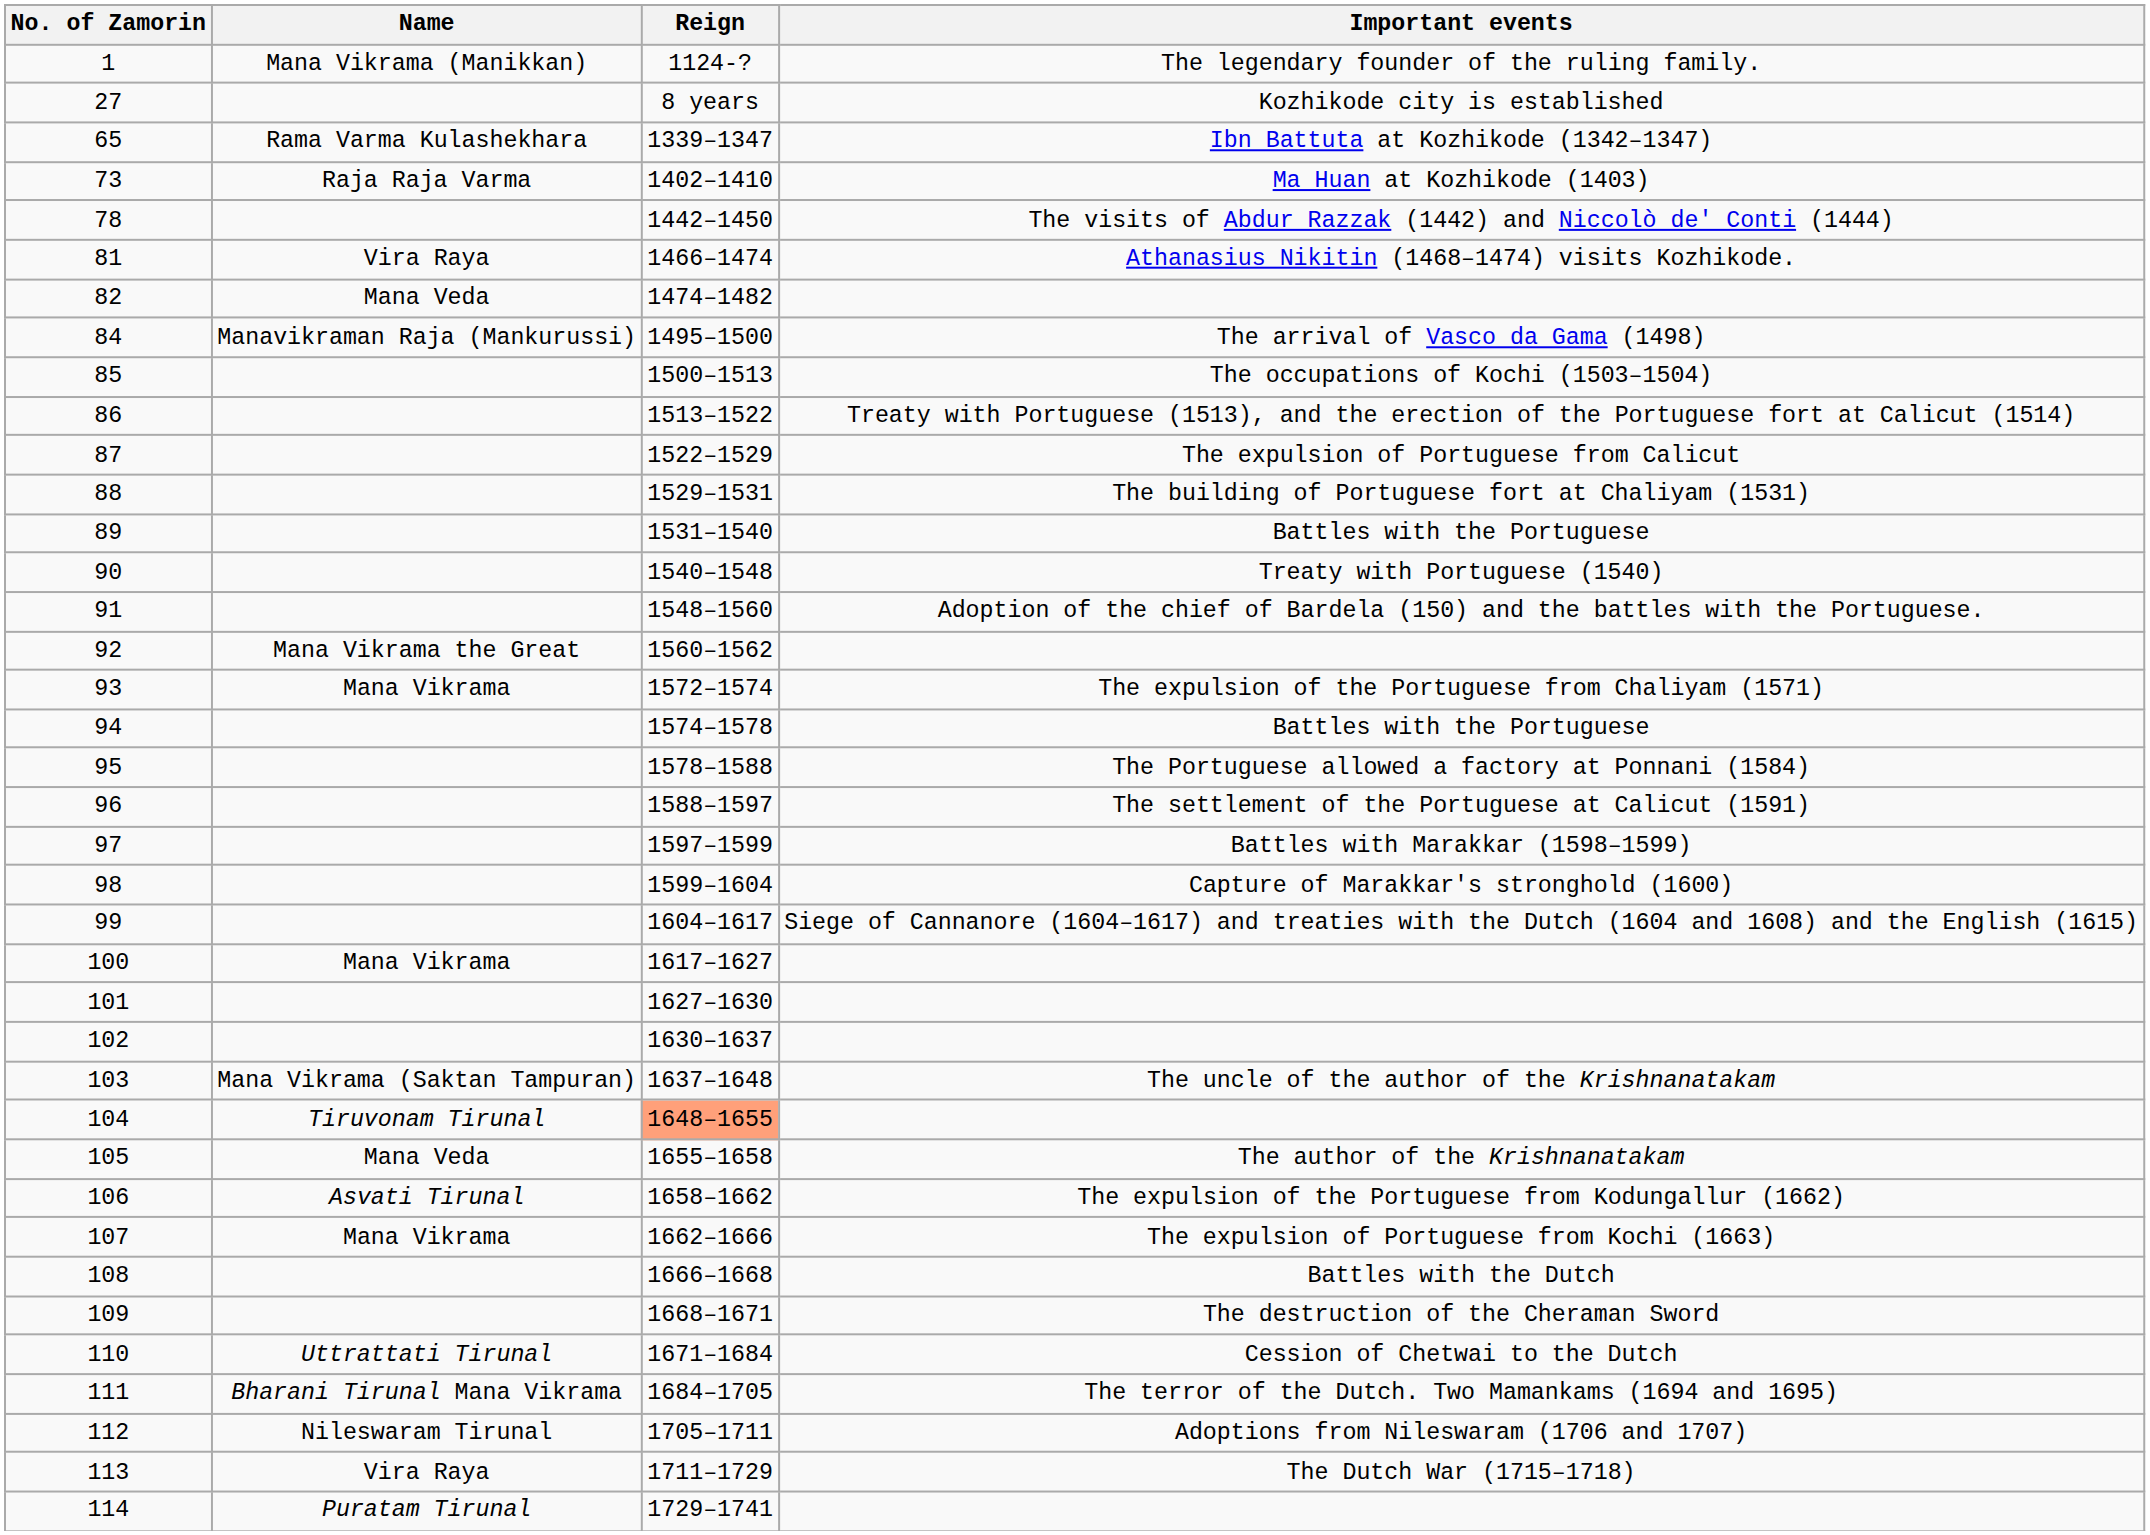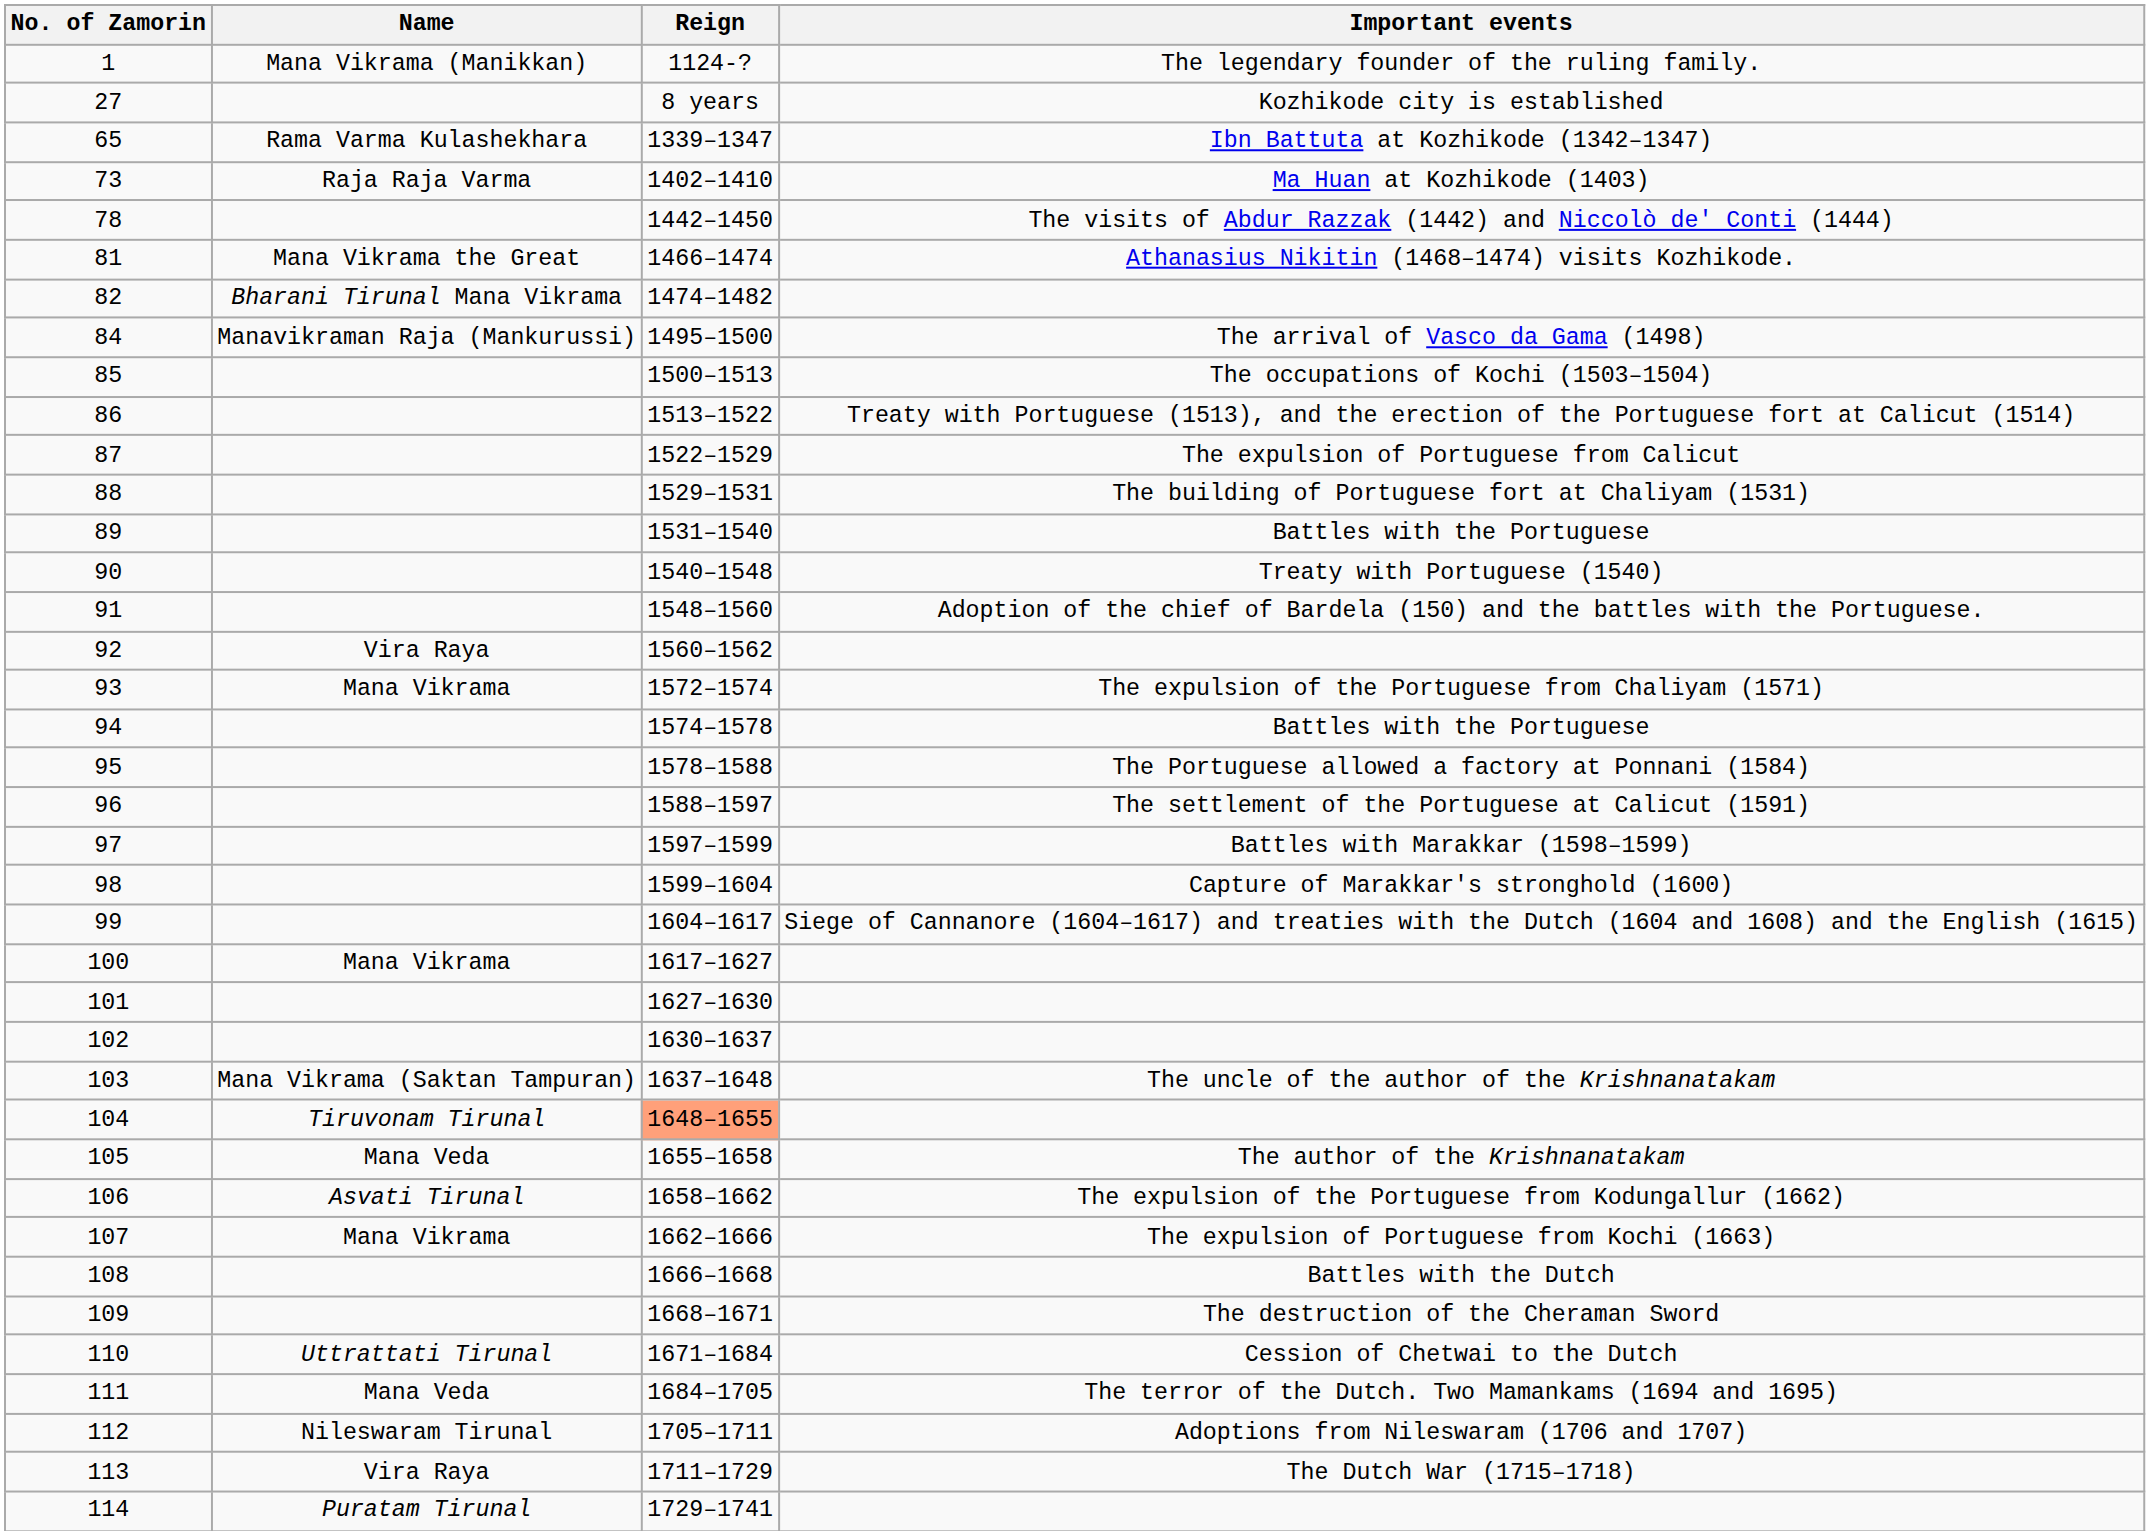(427, 259) Vira Raya -> (427, 259) Mana Vikrama the Great
(427, 298) Mana Veda -> (427, 298) Bharani Tirunal Mana Vikrama
(427, 650) Mana Vikrama the Great -> (427, 650) Vira Raya
(427, 1393) Bharani Tirunal Mana Vikrama -> (427, 1393) Mana Veda
